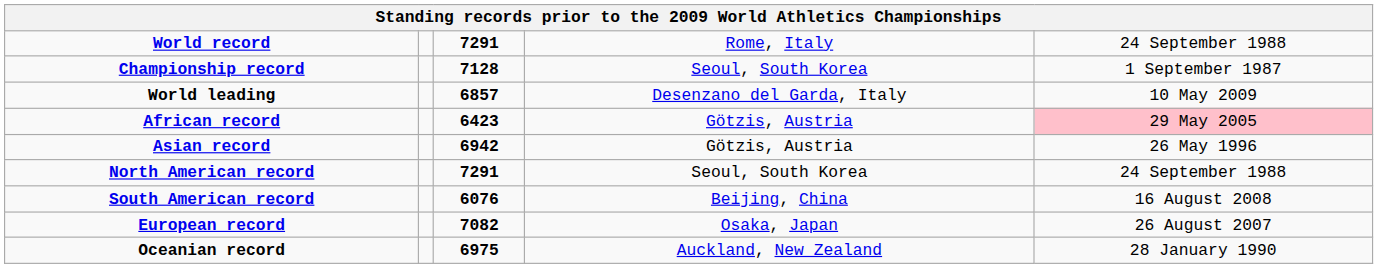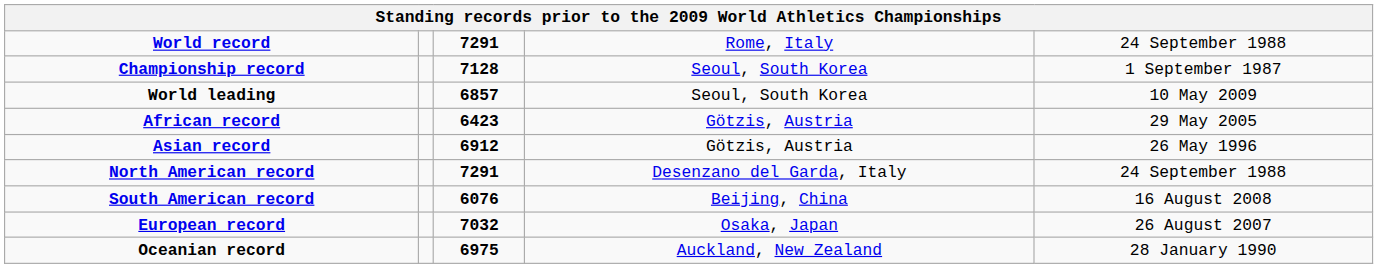(779, 96) Desenzano del Garda, Italy -> (779, 96) Seoul, South Korea
(1203, 121) pink background -> (1203, 121) no background
(479, 147) 6942 -> (479, 147) 6912
(779, 173) Seoul, South Korea -> (779, 173) Desenzano del Garda, Italy
(479, 225) 7082 -> (479, 225) 7032
